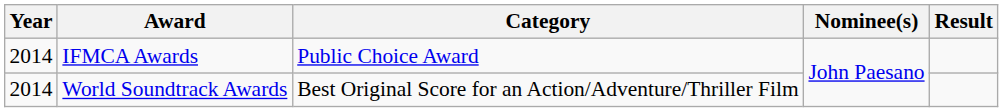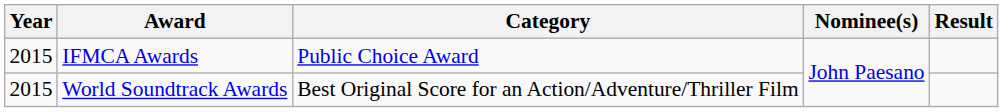(31, 55) 2014 -> (31, 55) 2015
(31, 89) 2014 -> (31, 89) 2015
